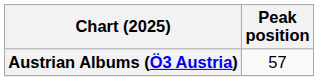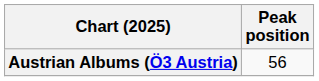(277, 62) 57 -> (277, 62) 56
